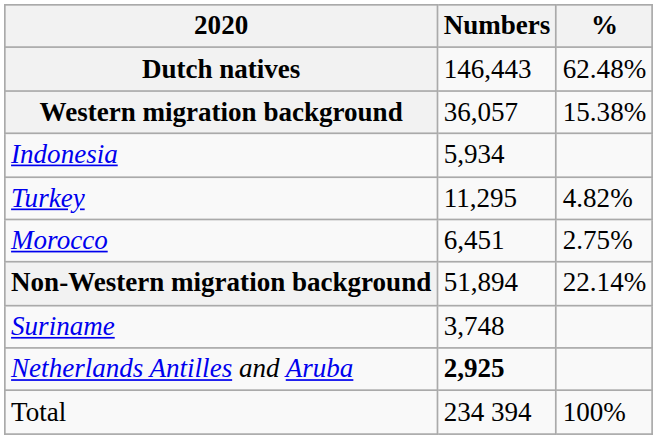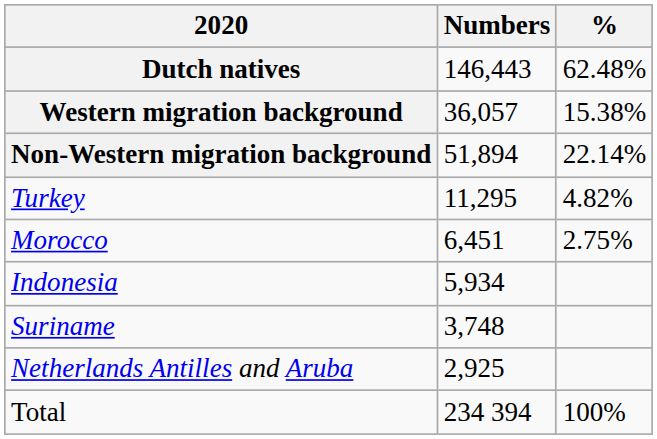rows swapped: (221, 283) <-> (64, 154)
(474, 369) bold -> (474, 369) normal
